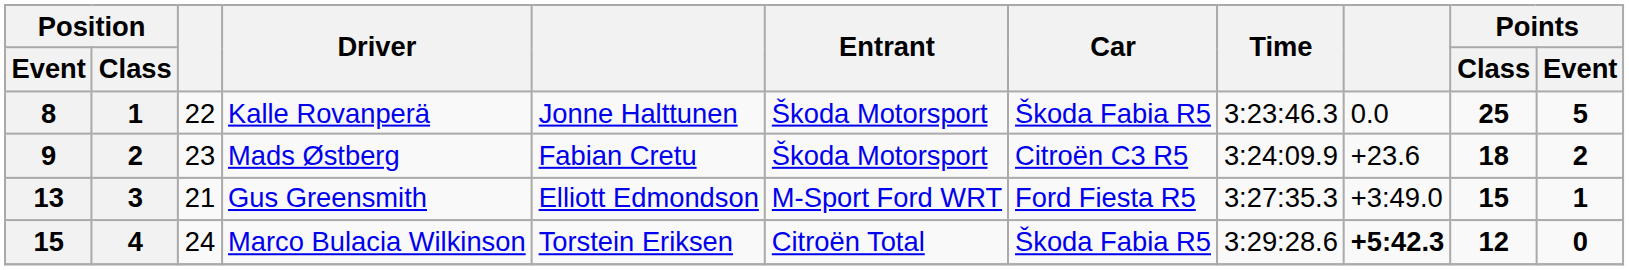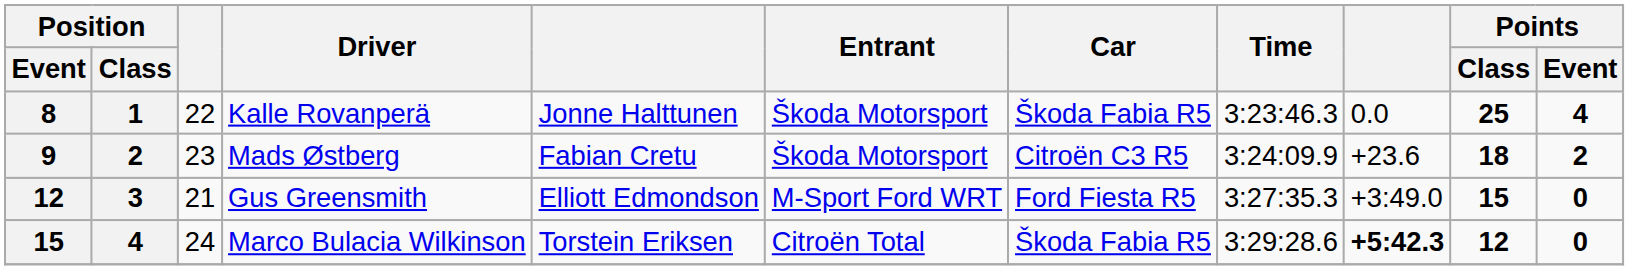(1580, 112) 5 -> (1580, 112) 4
(49, 199) 13 -> (49, 199) 12
(1580, 199) 1 -> (1580, 199) 0
